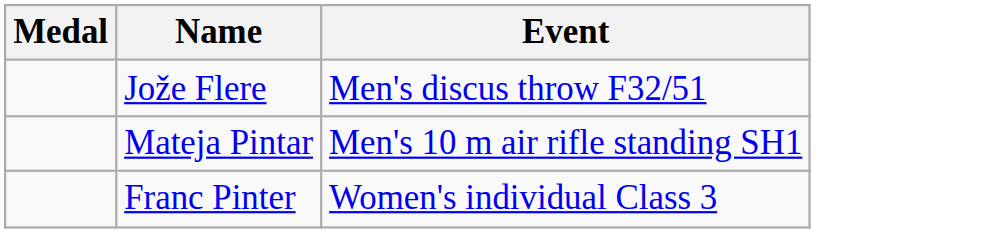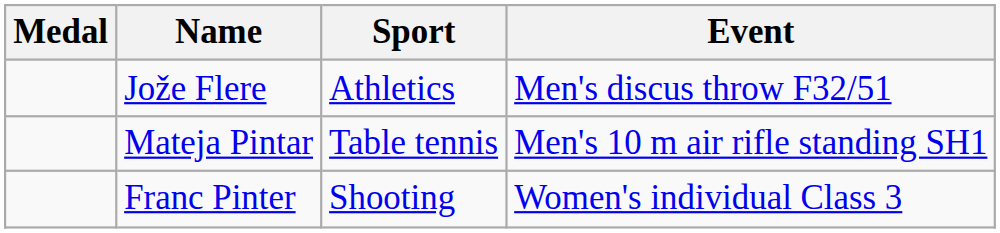+ column: (414, 32)
